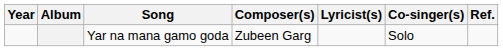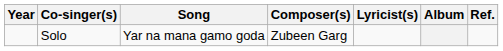columns swapped: (61, 14) <-> (426, 14)
